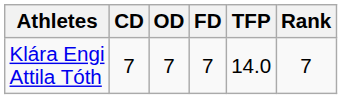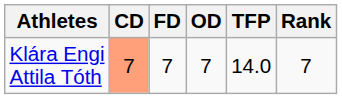columns swapped: (169, 21) <-> (208, 21)
(129, 65) no background -> (129, 65) lightsalmon background
